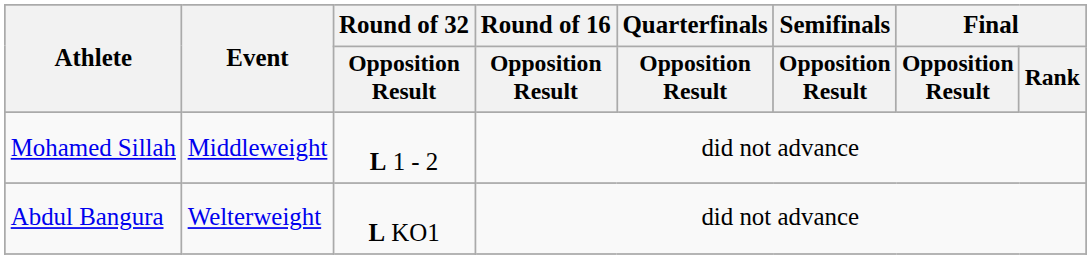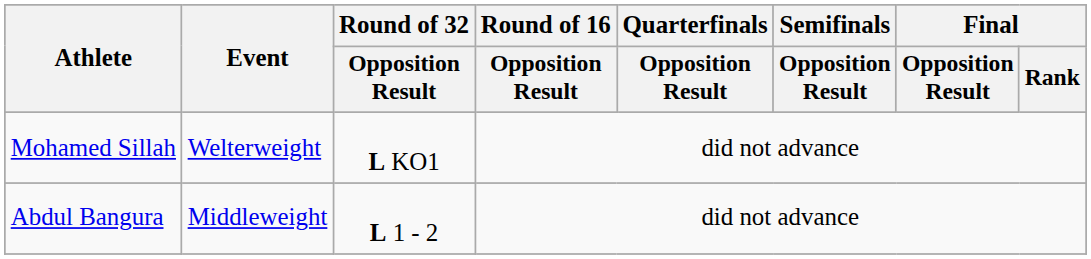(257, 147) Middleweight -> (254, 147) Welterweight
(404, 162) L 1 - 2 -> (404, 162) L KO1
(254, 218) Welterweight -> (257, 218) Middleweight
(404, 232) L KO1 -> (404, 232) L 1 - 2
